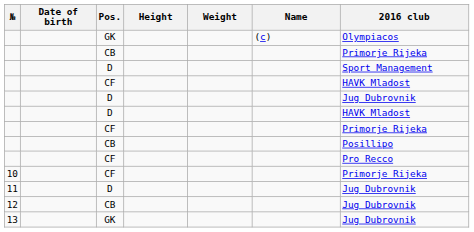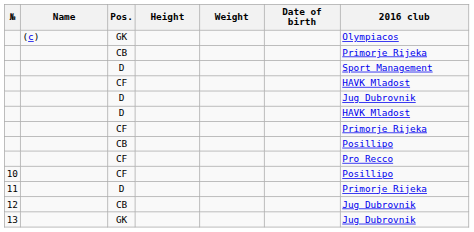columns swapped: (296, 18) <-> (58, 18)
(385, 174) Primorje Rijeka -> (368, 174) Posillipo
(379, 190) Jug Dubrovnik -> (385, 190) Primorje Rijeka
